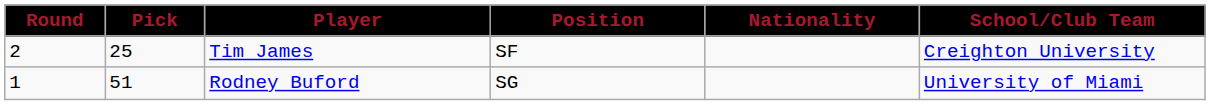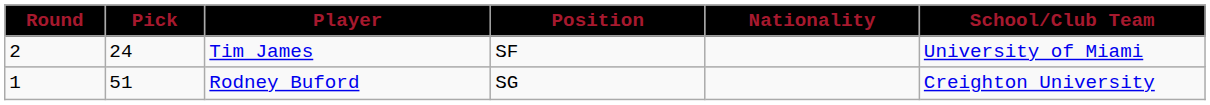(121, 52) 25 -> (121, 52) 24
(1039, 52) Creighton University -> (1034, 52) University of Miami
(1034, 83) University of Miami -> (1039, 83) Creighton University
